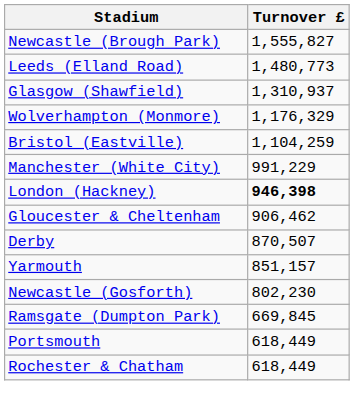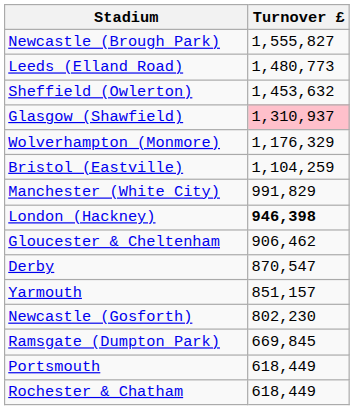+ row: (100, 92)
(293, 92) no background -> (293, 117) pink background
(284, 167) 991,229 -> (284, 192) 991,829
(284, 242) 870,507 -> (284, 267) 870,547
